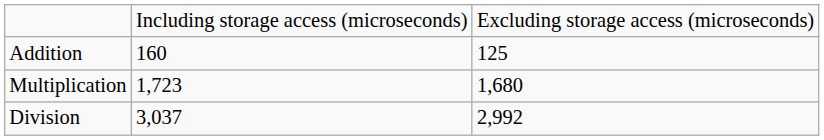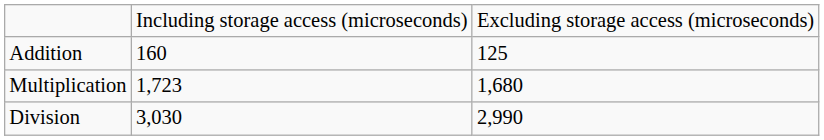(159, 118) 3,037 -> (159, 118) 3,030
(500, 118) 2,992 -> (500, 118) 2,990
